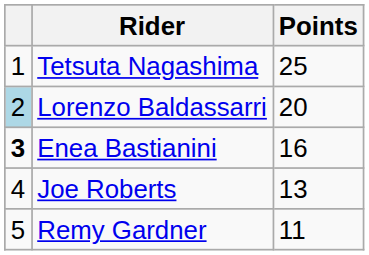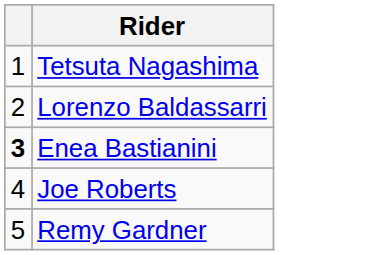- column: (318, 25)
(18, 107) lightblue background -> (18, 107) no background
